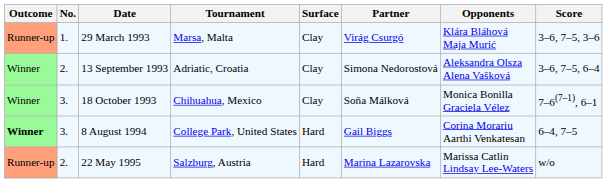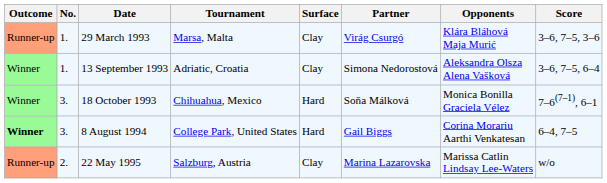(64, 68) 2. -> (64, 68) 1.
(313, 99) Clay -> (313, 99) Hard
(313, 162) Hard -> (313, 162) Clay
